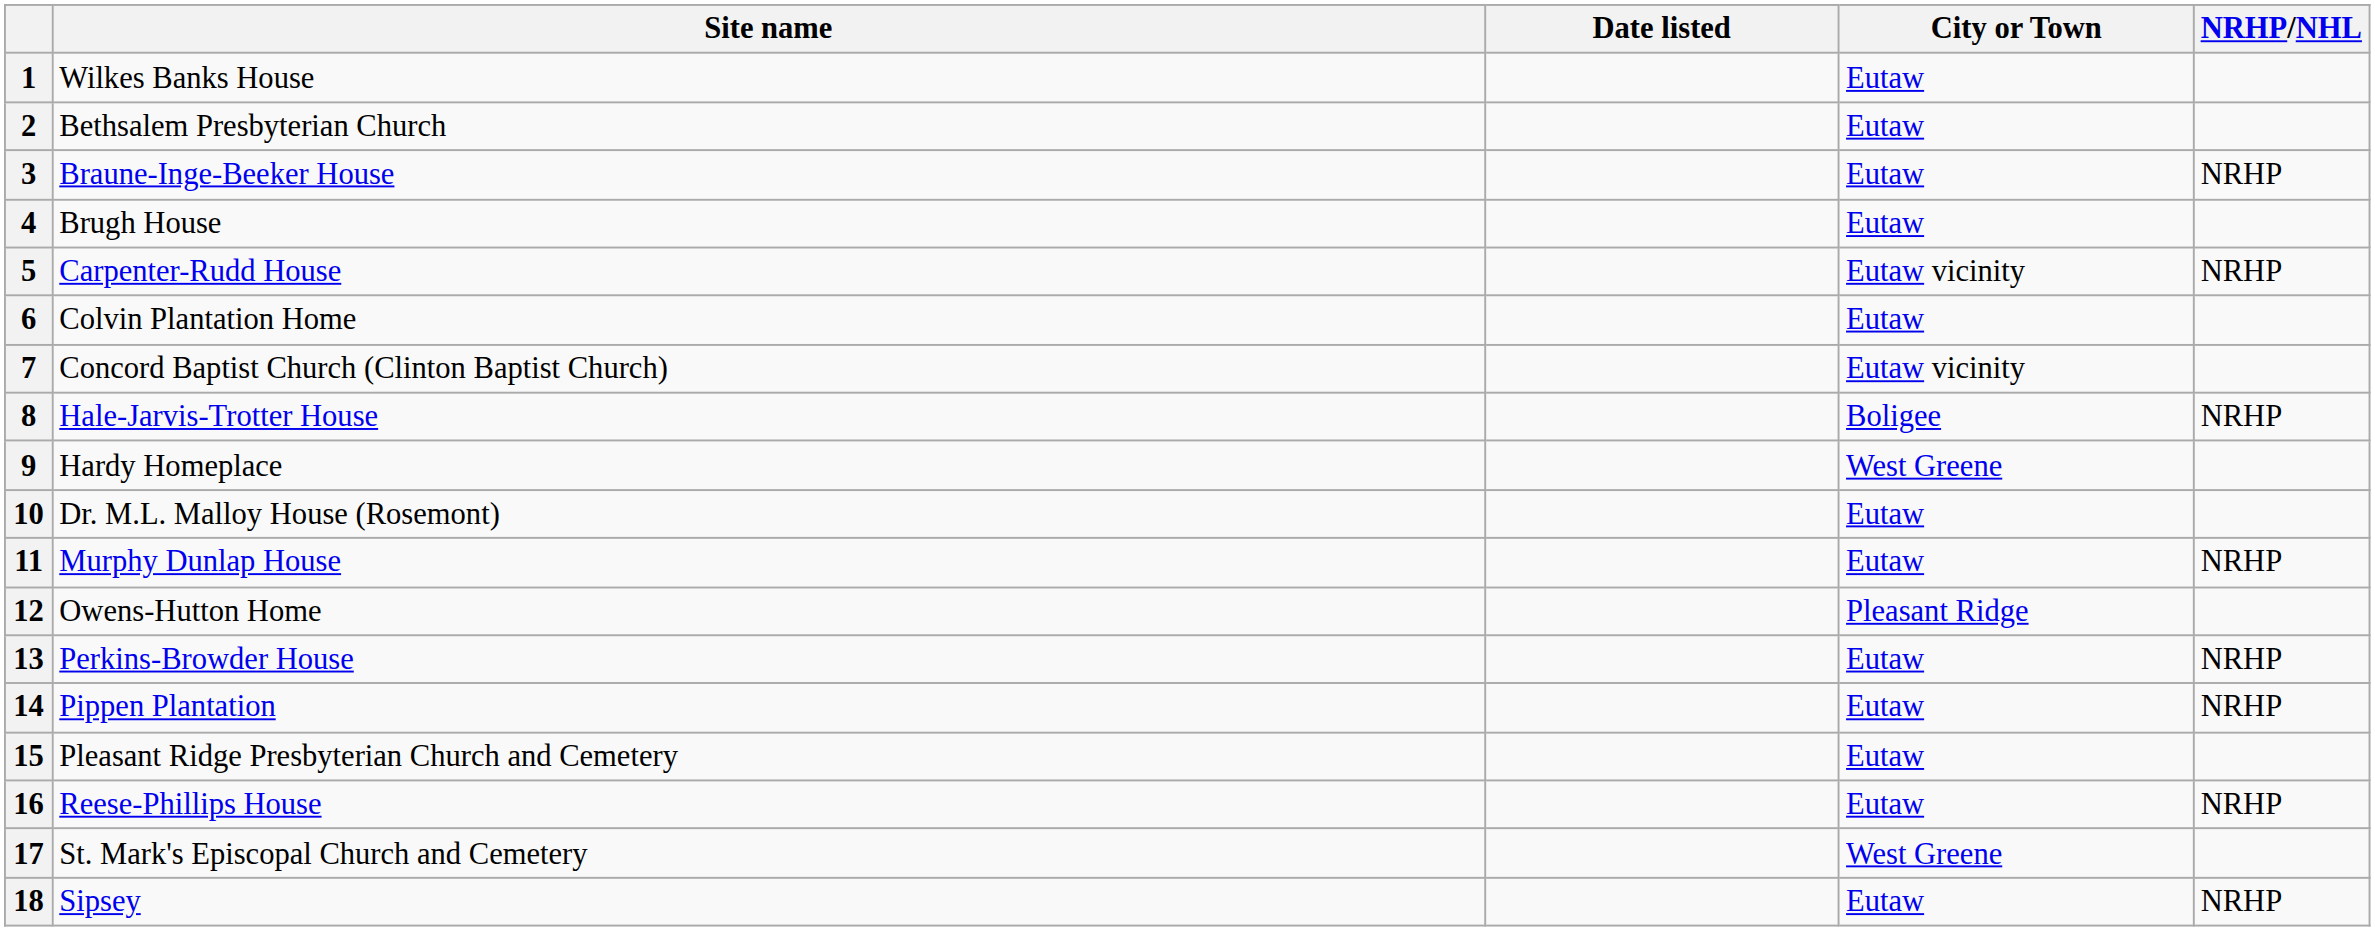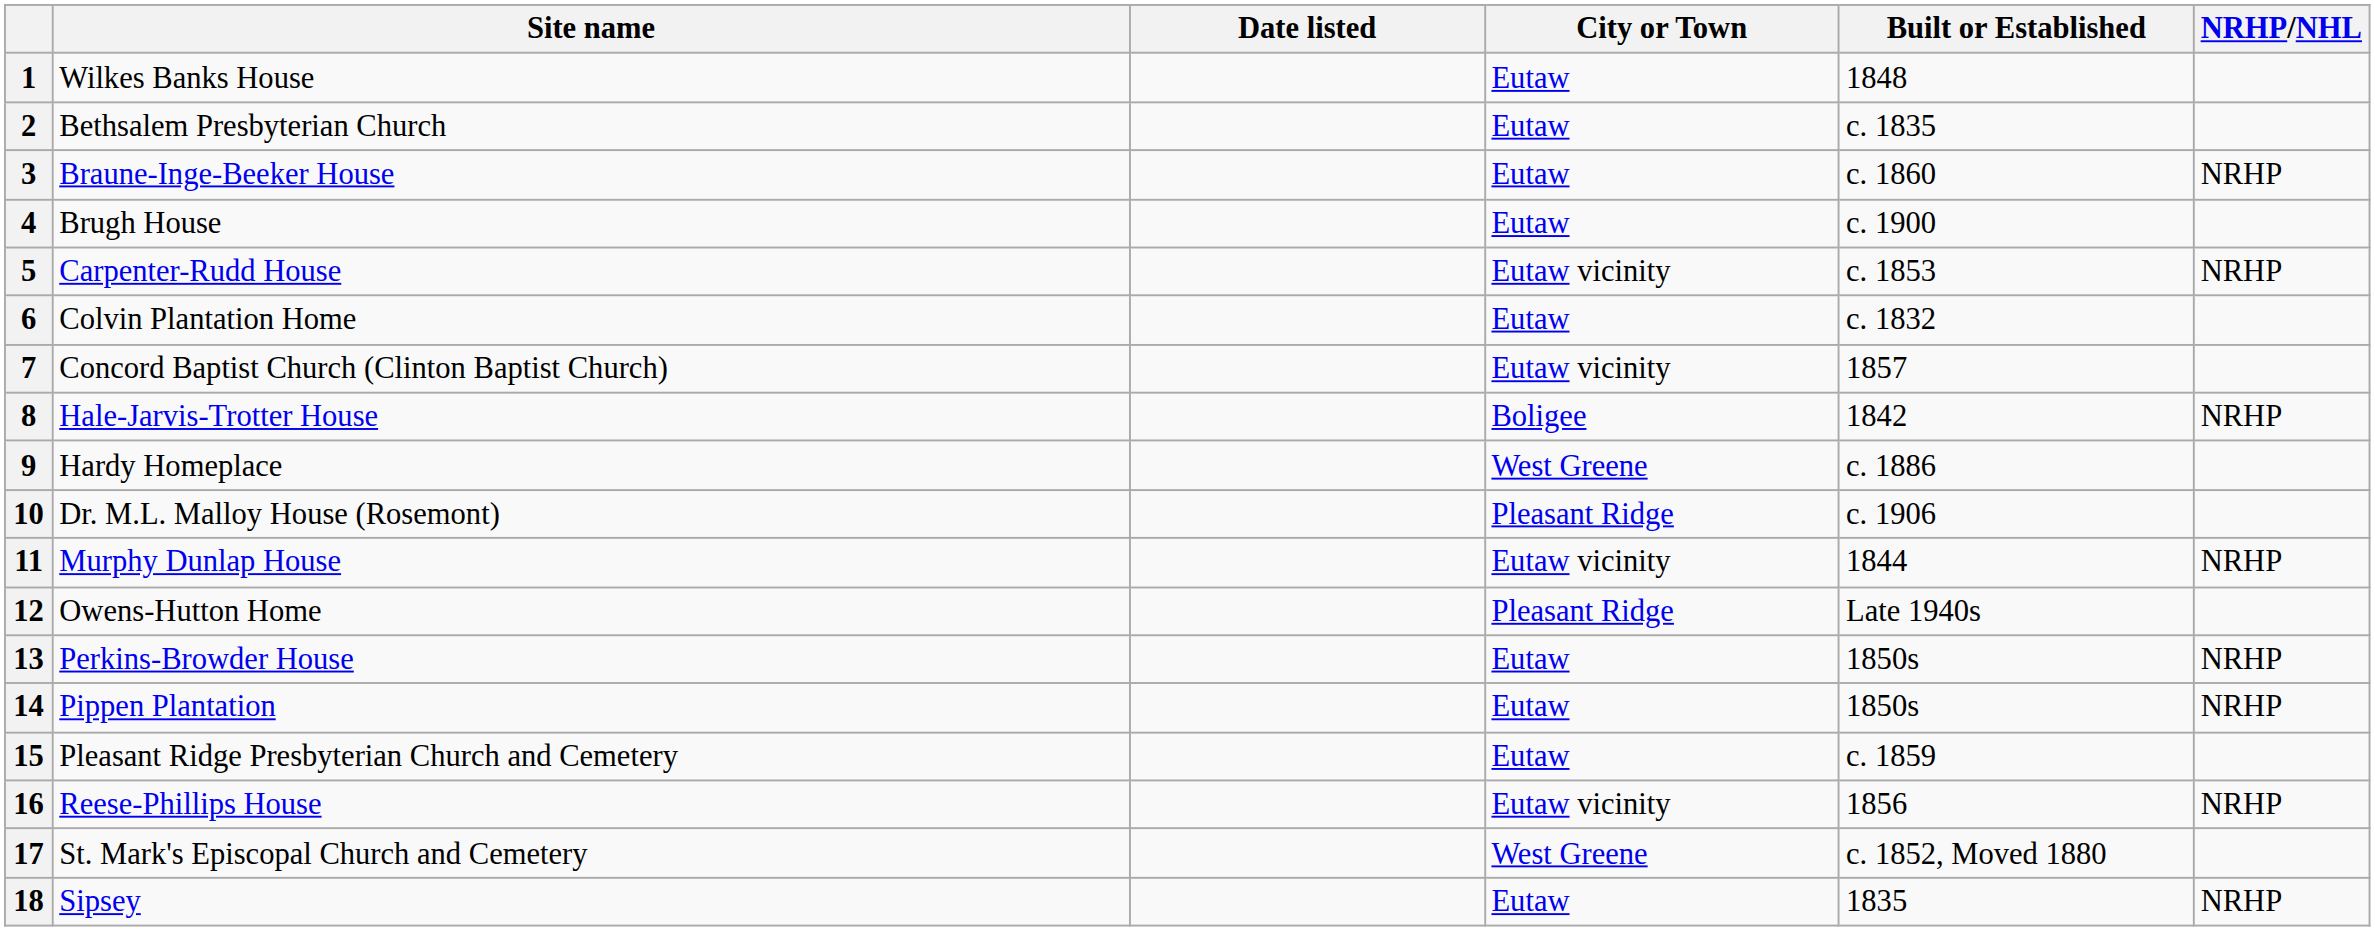+ column: (2016, 28)
(1885, 513) Eutaw -> (1583, 513) Pleasant Ridge
(1885, 561) Eutaw -> (1581, 561) Eutaw vicinity
(1885, 804) Eutaw -> (1581, 804) Eutaw vicinity
